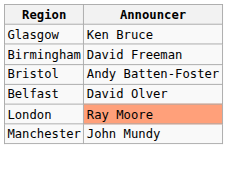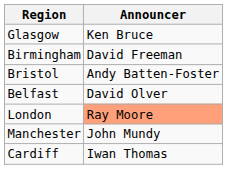+ row: (33, 154)
